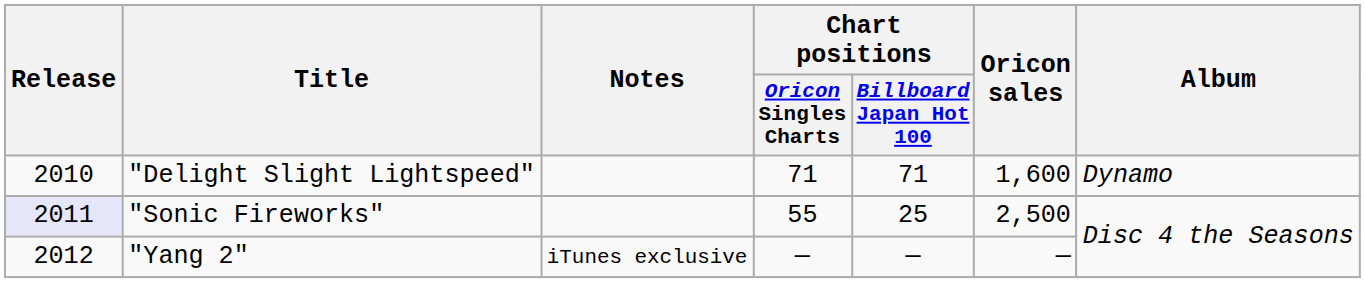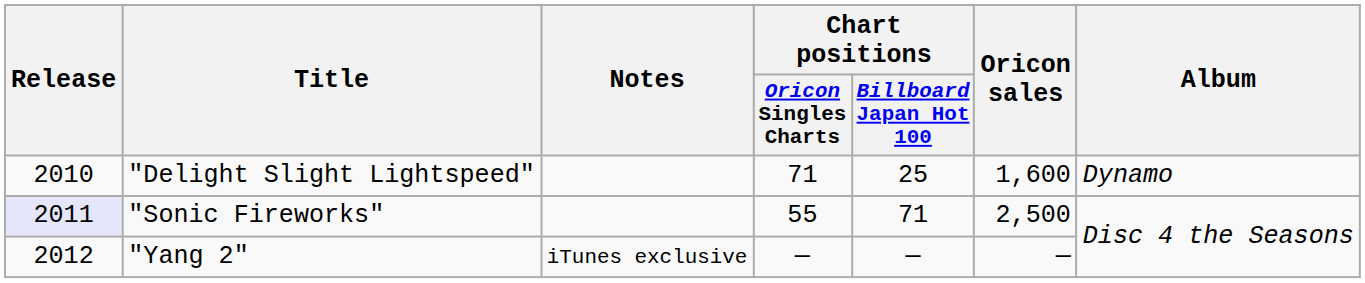(913, 175) 71 -> (913, 175) 25
(913, 216) 25 -> (913, 216) 71
